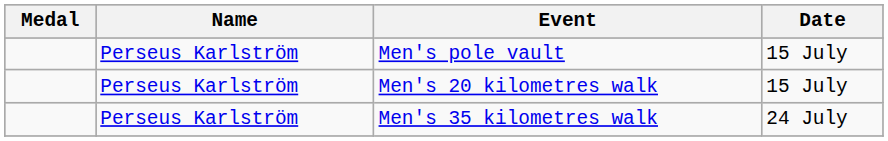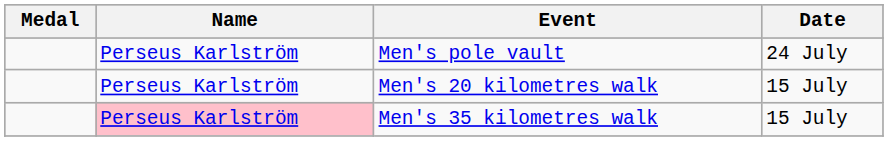(807, 53) 15 July -> (807, 53) 24 July
(199, 119) no background -> (199, 119) pink background
(807, 119) 24 July -> (807, 119) 15 July
